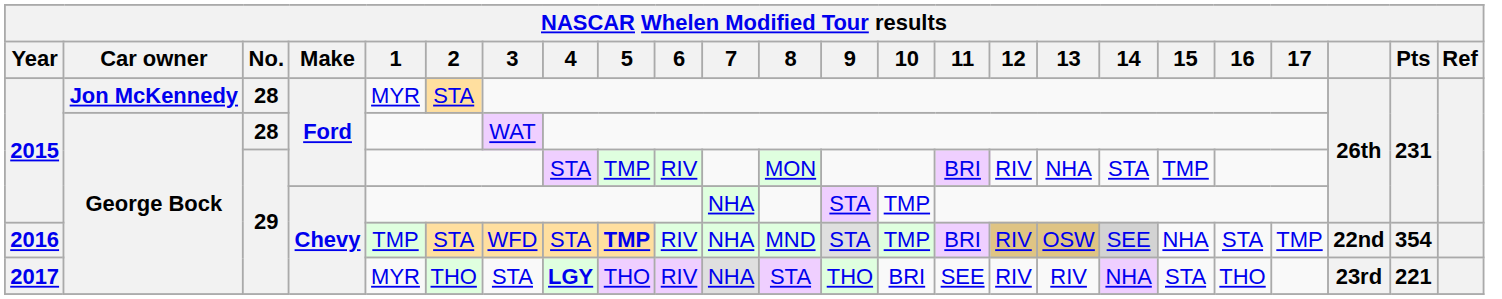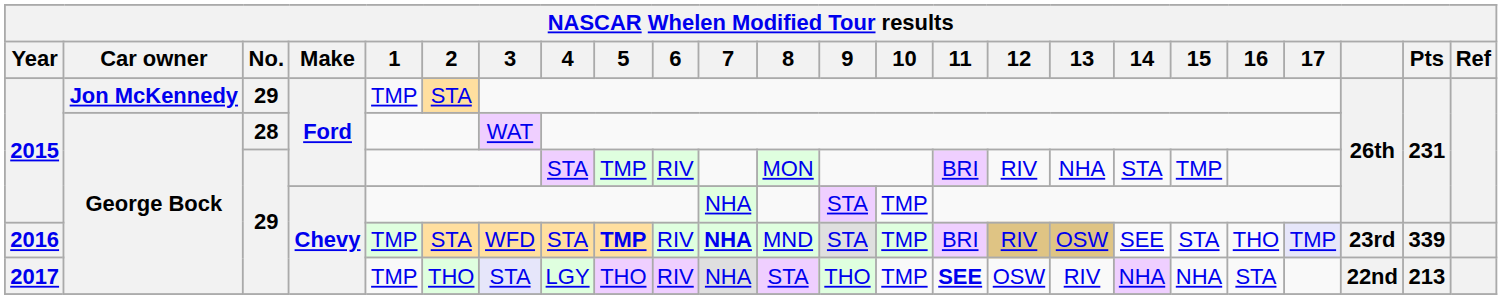(266, 95) 28 -> (266, 95) 29
(396, 95) MYR -> (394, 95) TMP
(731, 240) normal -> (728, 240) bold
(1129, 240) lightgrey background -> (1142, 240) no background
(1186, 240) NHA -> (1199, 240) STA
(1243, 240) STA -> (1256, 240) THO
(1299, 240) no background -> (1313, 240) lavender background
(1359, 240) 22nd -> (1372, 240) 23rd
(1413, 240) 354 -> (1427, 240) 339
(396, 276) MYR -> (394, 276) TMP
(512, 276) no background -> (510, 276) lavender background
(571, 276) bold -> (568, 276) normal
(907, 276) BRI -> (904, 276) TMP
(963, 276) normal -> (960, 276) bold
(1013, 276) RIV -> (1019, 276) OSW
(1186, 276) STA -> (1199, 276) NHA
(1243, 276) THO -> (1256, 276) STA
(1359, 276) 23rd -> (1372, 276) 22nd
(1413, 276) 221 -> (1427, 276) 213
